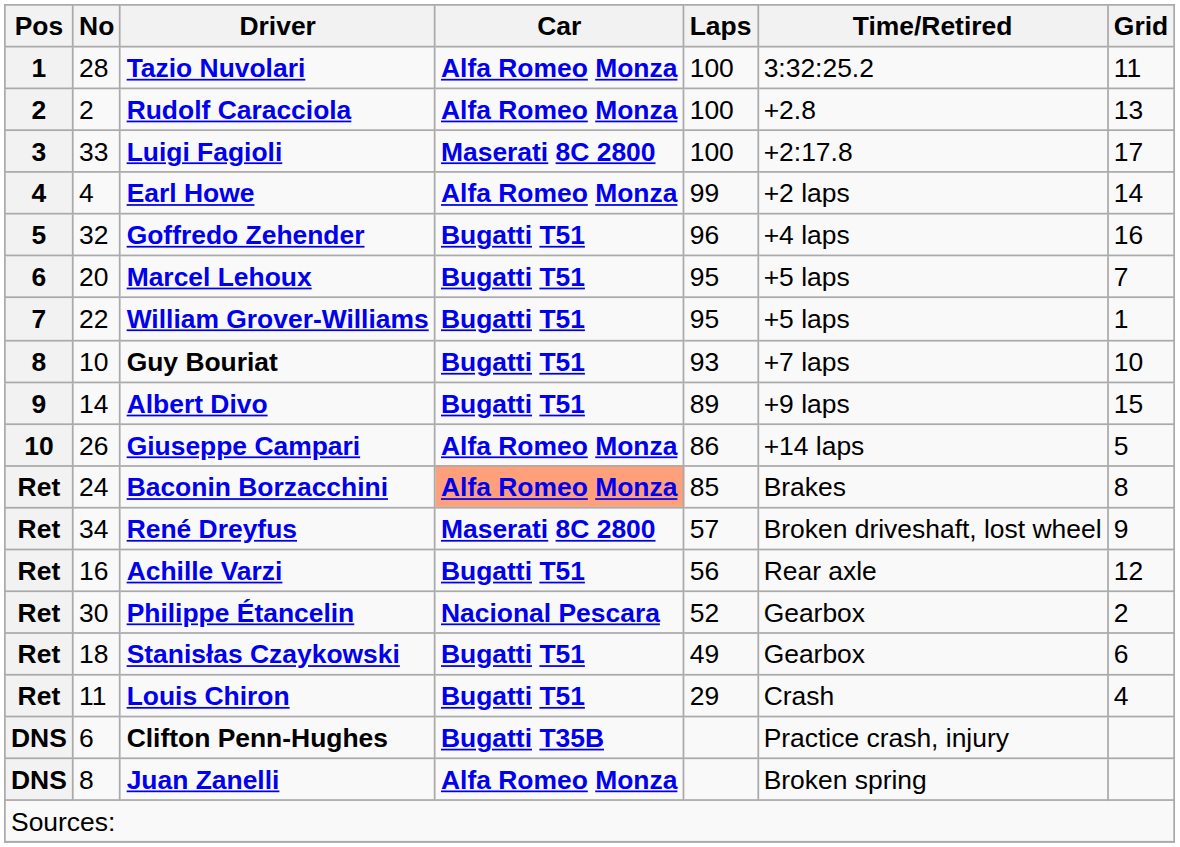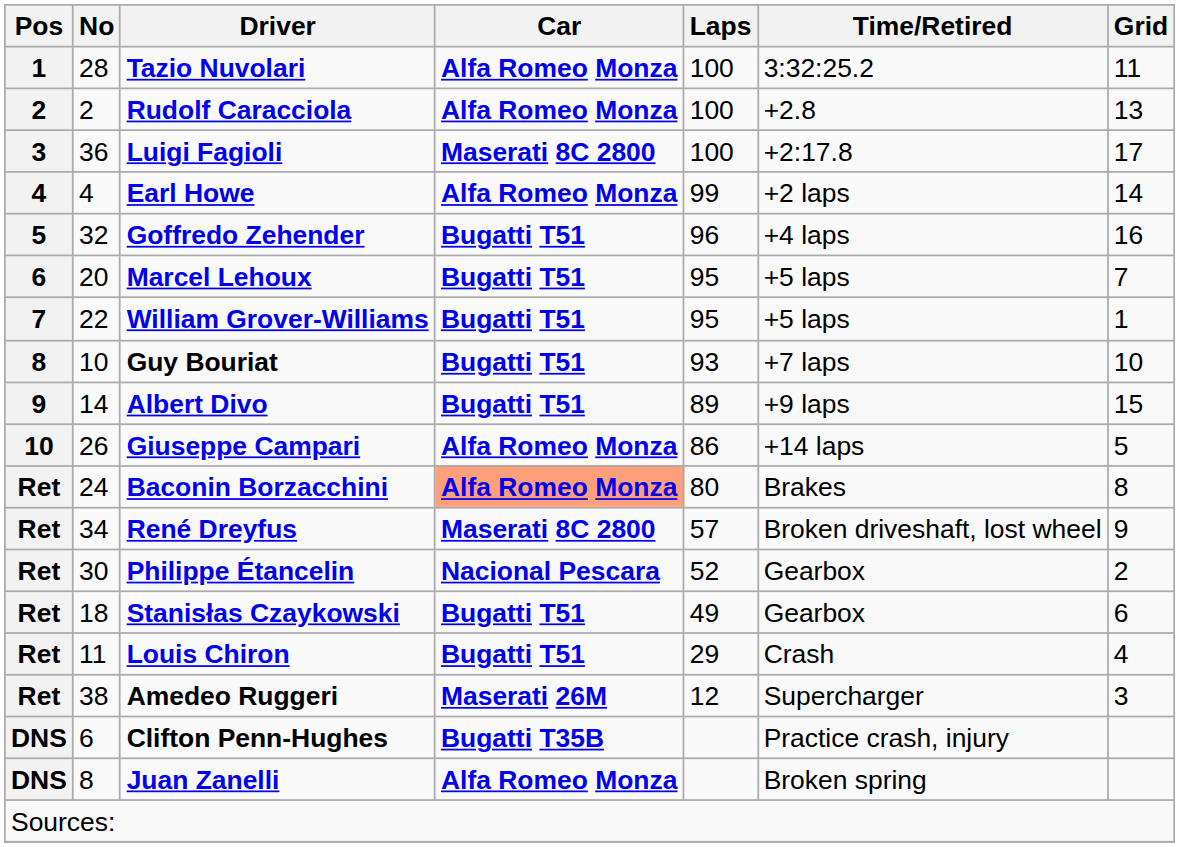(94, 152) 33 -> (94, 152) 36
(704, 487) 85 -> (704, 487) 80
- row: (204, 570)
+ row: (232, 696)
